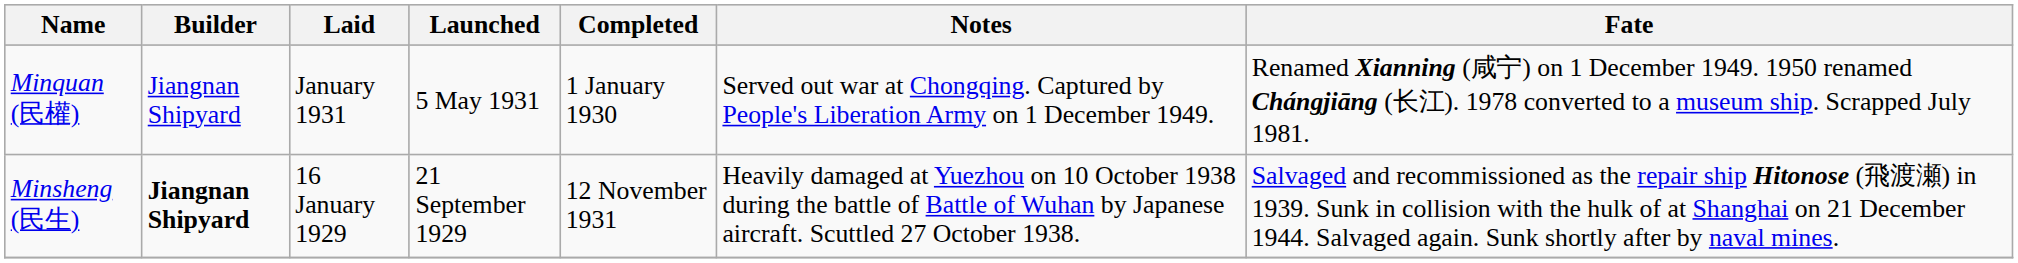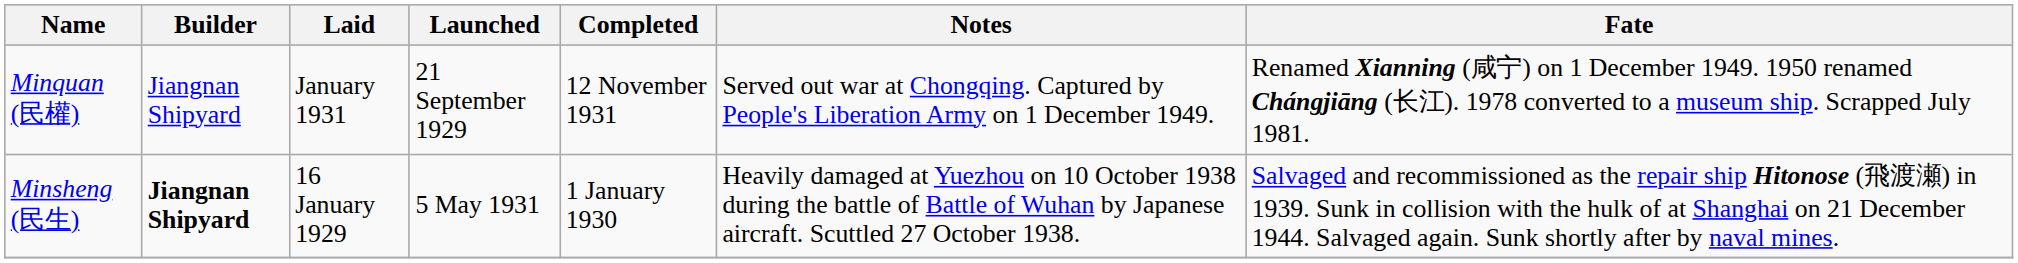(478, 99) 5 May 1931 -> (470, 99) 21 September 1929
(615, 99) 1 January 1930 -> (636, 99) 12 November 1931
(470, 205) 21 September 1929 -> (478, 205) 5 May 1931
(636, 205) 12 November 1931 -> (615, 205) 1 January 1930
